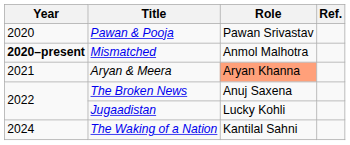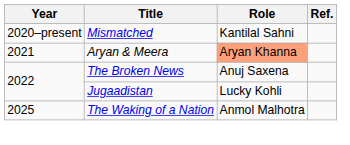- row: (132, 33)
(46, 52) bold -> (44, 33) normal
(266, 52) Anmol Malhotra -> (257, 33) Kantilal Sahni
(21, 129) 2024 -> (21, 110) 2025
(260, 129) Kantilal Sahni -> (262, 110) Anmol Malhotra
